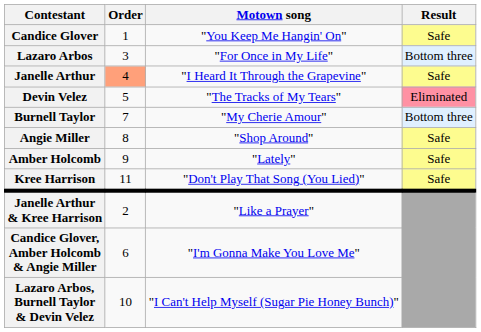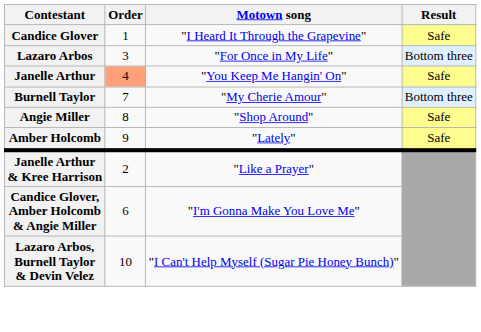(274, 35) "You Keep Me Hangin' On" -> (274, 35) "I Heard It Through the Grapevine"
(274, 76) "I Heard It Through the Grapevine" -> (274, 76) "You Keep Me Hangin' On"
- row: (55, 96)
- row: (55, 179)
